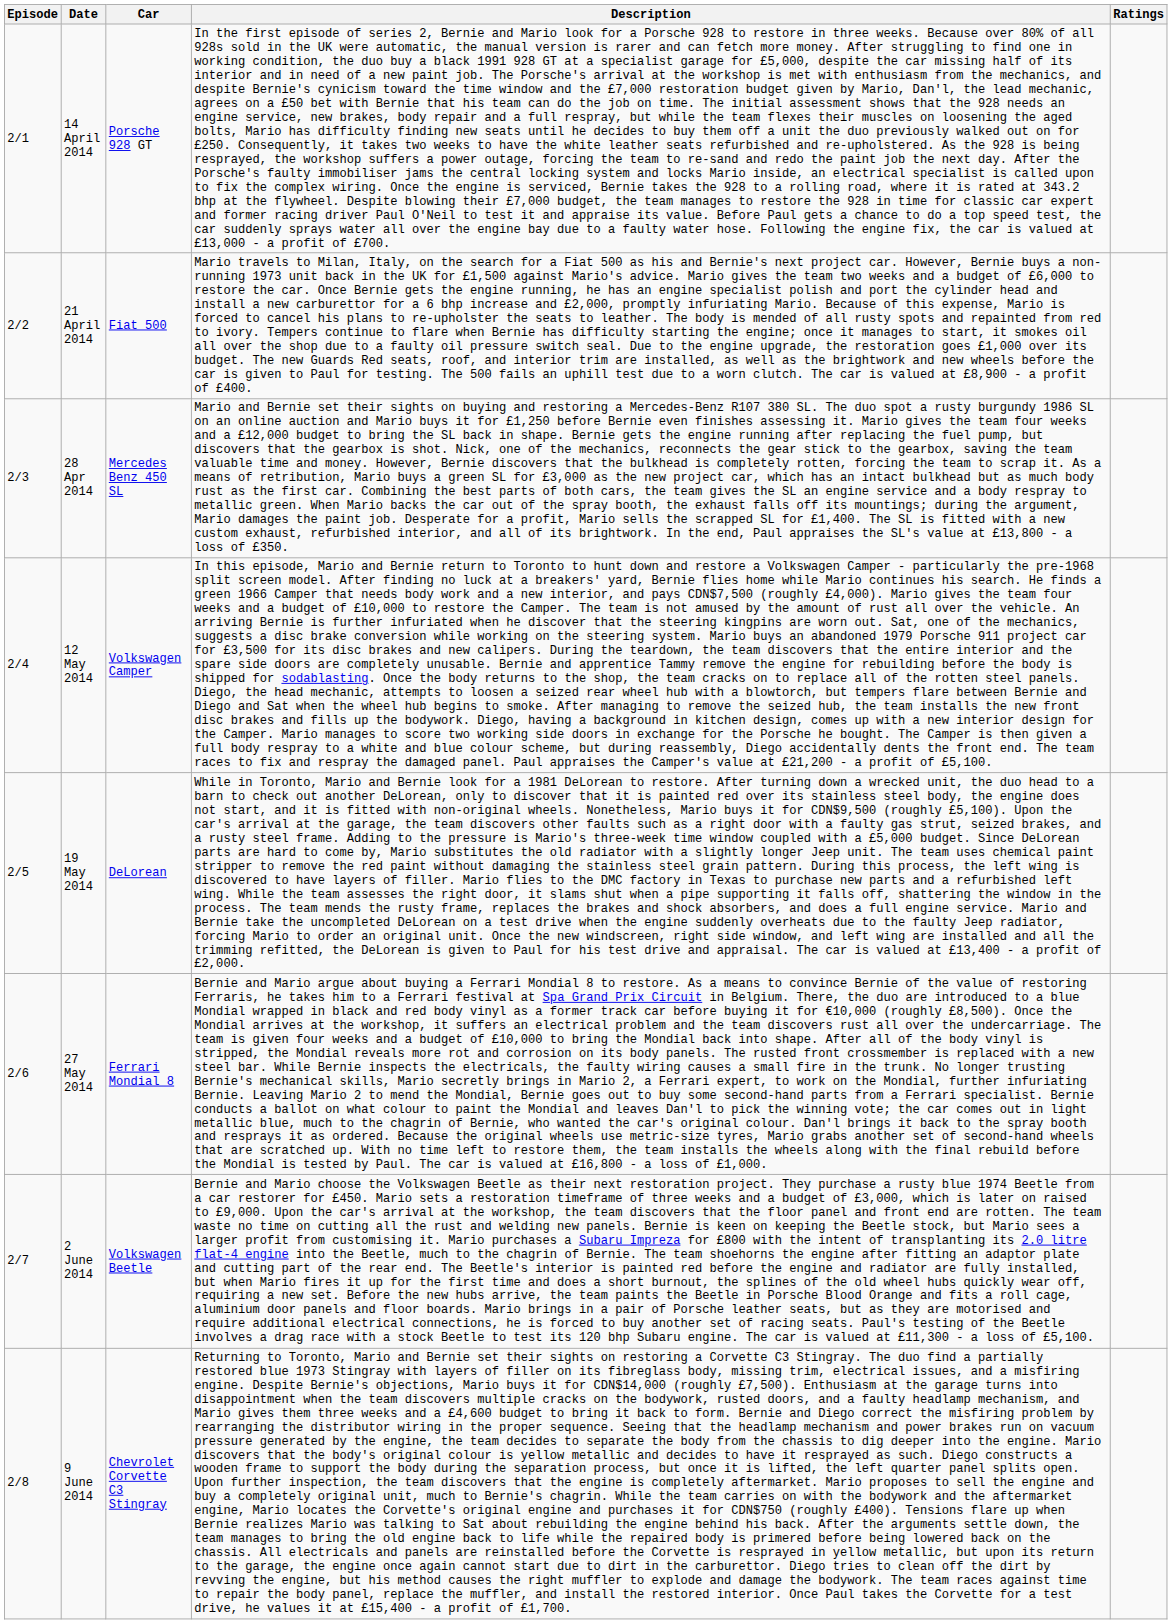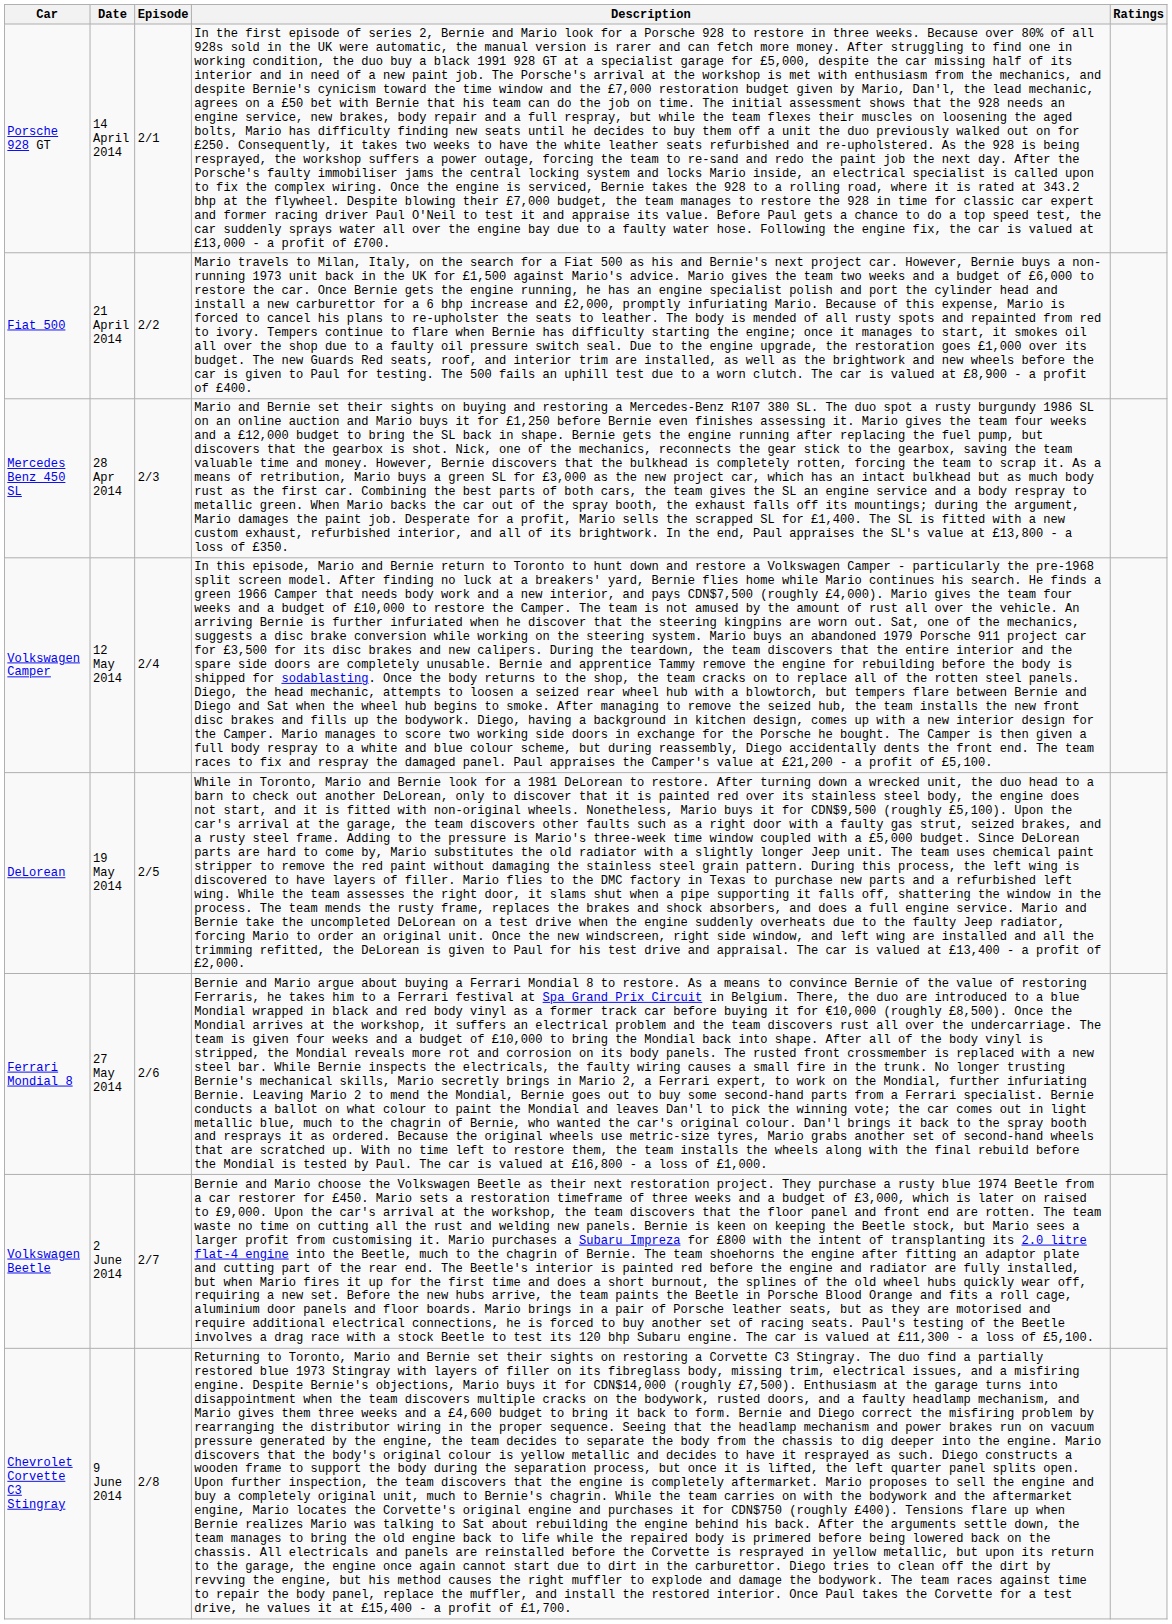columns swapped: (33, 14) <-> (149, 14)
